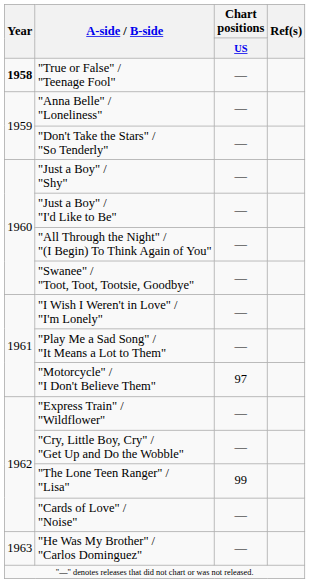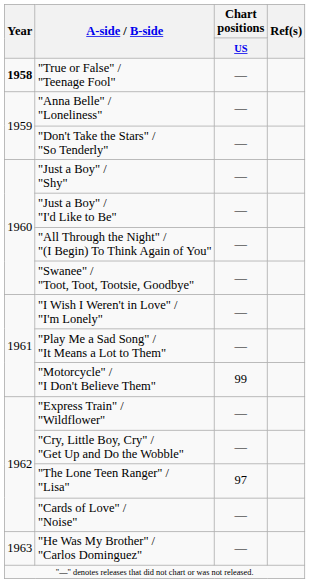(241, 379) 97 -> (241, 379) 99
(241, 481) 99 -> (241, 481) 97
